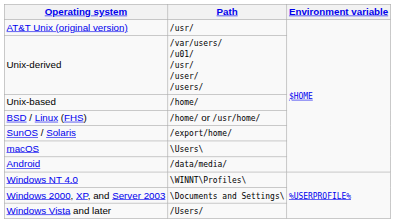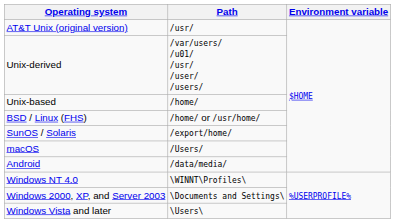(187, 149) \Users\ -> (187, 149) /Users/
(187, 211) /Users/ -> (187, 211) \Users\
